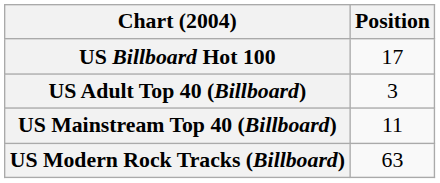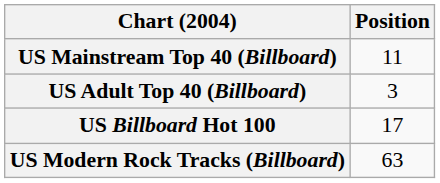rows swapped: (177, 56) <-> (177, 125)
